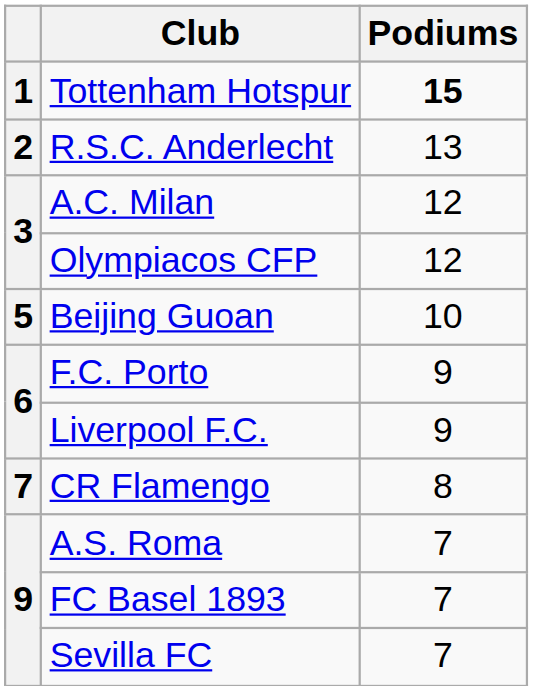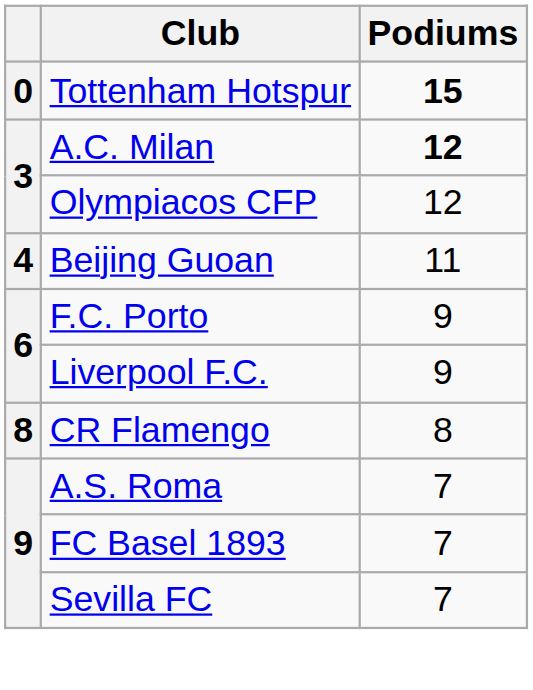(23, 90) 1 -> (23, 90) 0
- row: (191, 146)
(443, 203) normal -> (443, 146) bold
(23, 316) 5 -> (23, 259) 4
(443, 316) 10 -> (443, 259) 11
(23, 486) 7 -> (23, 429) 8
